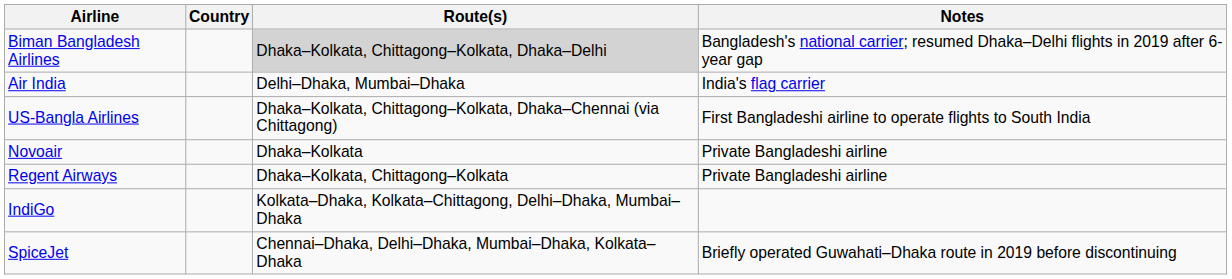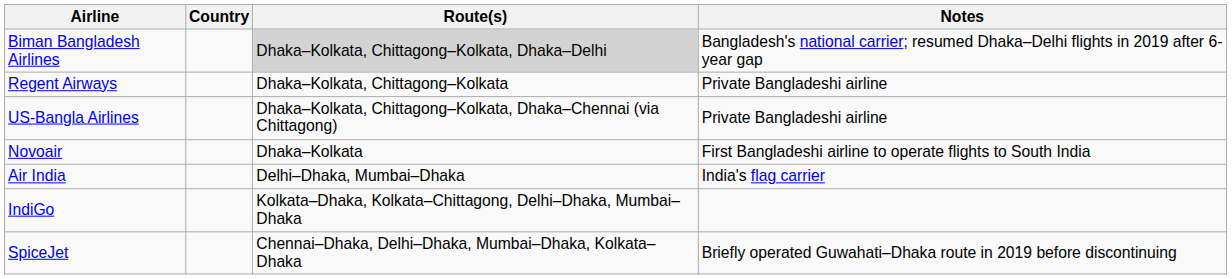rows swapped: (63, 176) <-> (37, 84)
(896, 117) First Bangladeshi airline to operate flights to South India -> (795, 117) Private Bangladeshi airline
(795, 151) Private Bangladeshi airline -> (896, 151) First Bangladeshi airline to operate flights to South India
